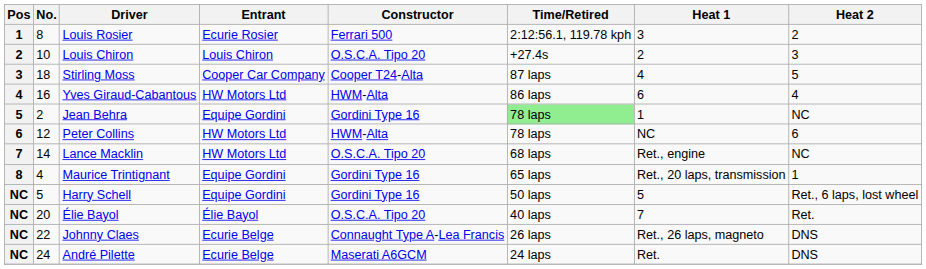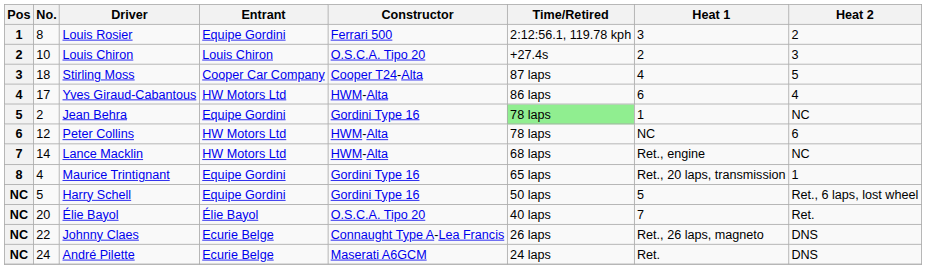(240, 35) Ecurie Rosier -> (244, 35) Equipe Gordini
(43, 94) 16 -> (43, 94) 17
(378, 154) O.S.C.A. Tipo 20 -> (359, 154) HWM-Alta
